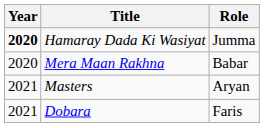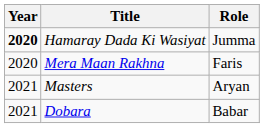(230, 63) Babar -> (227, 63) Faris
(227, 110) Faris -> (230, 110) Babar
